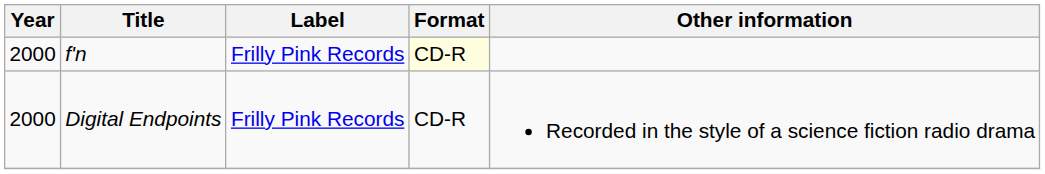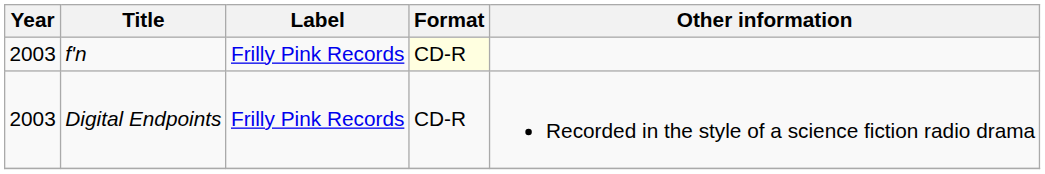(33, 53) 2000 -> (33, 53) 2003
(33, 119) 2000 -> (33, 119) 2003
